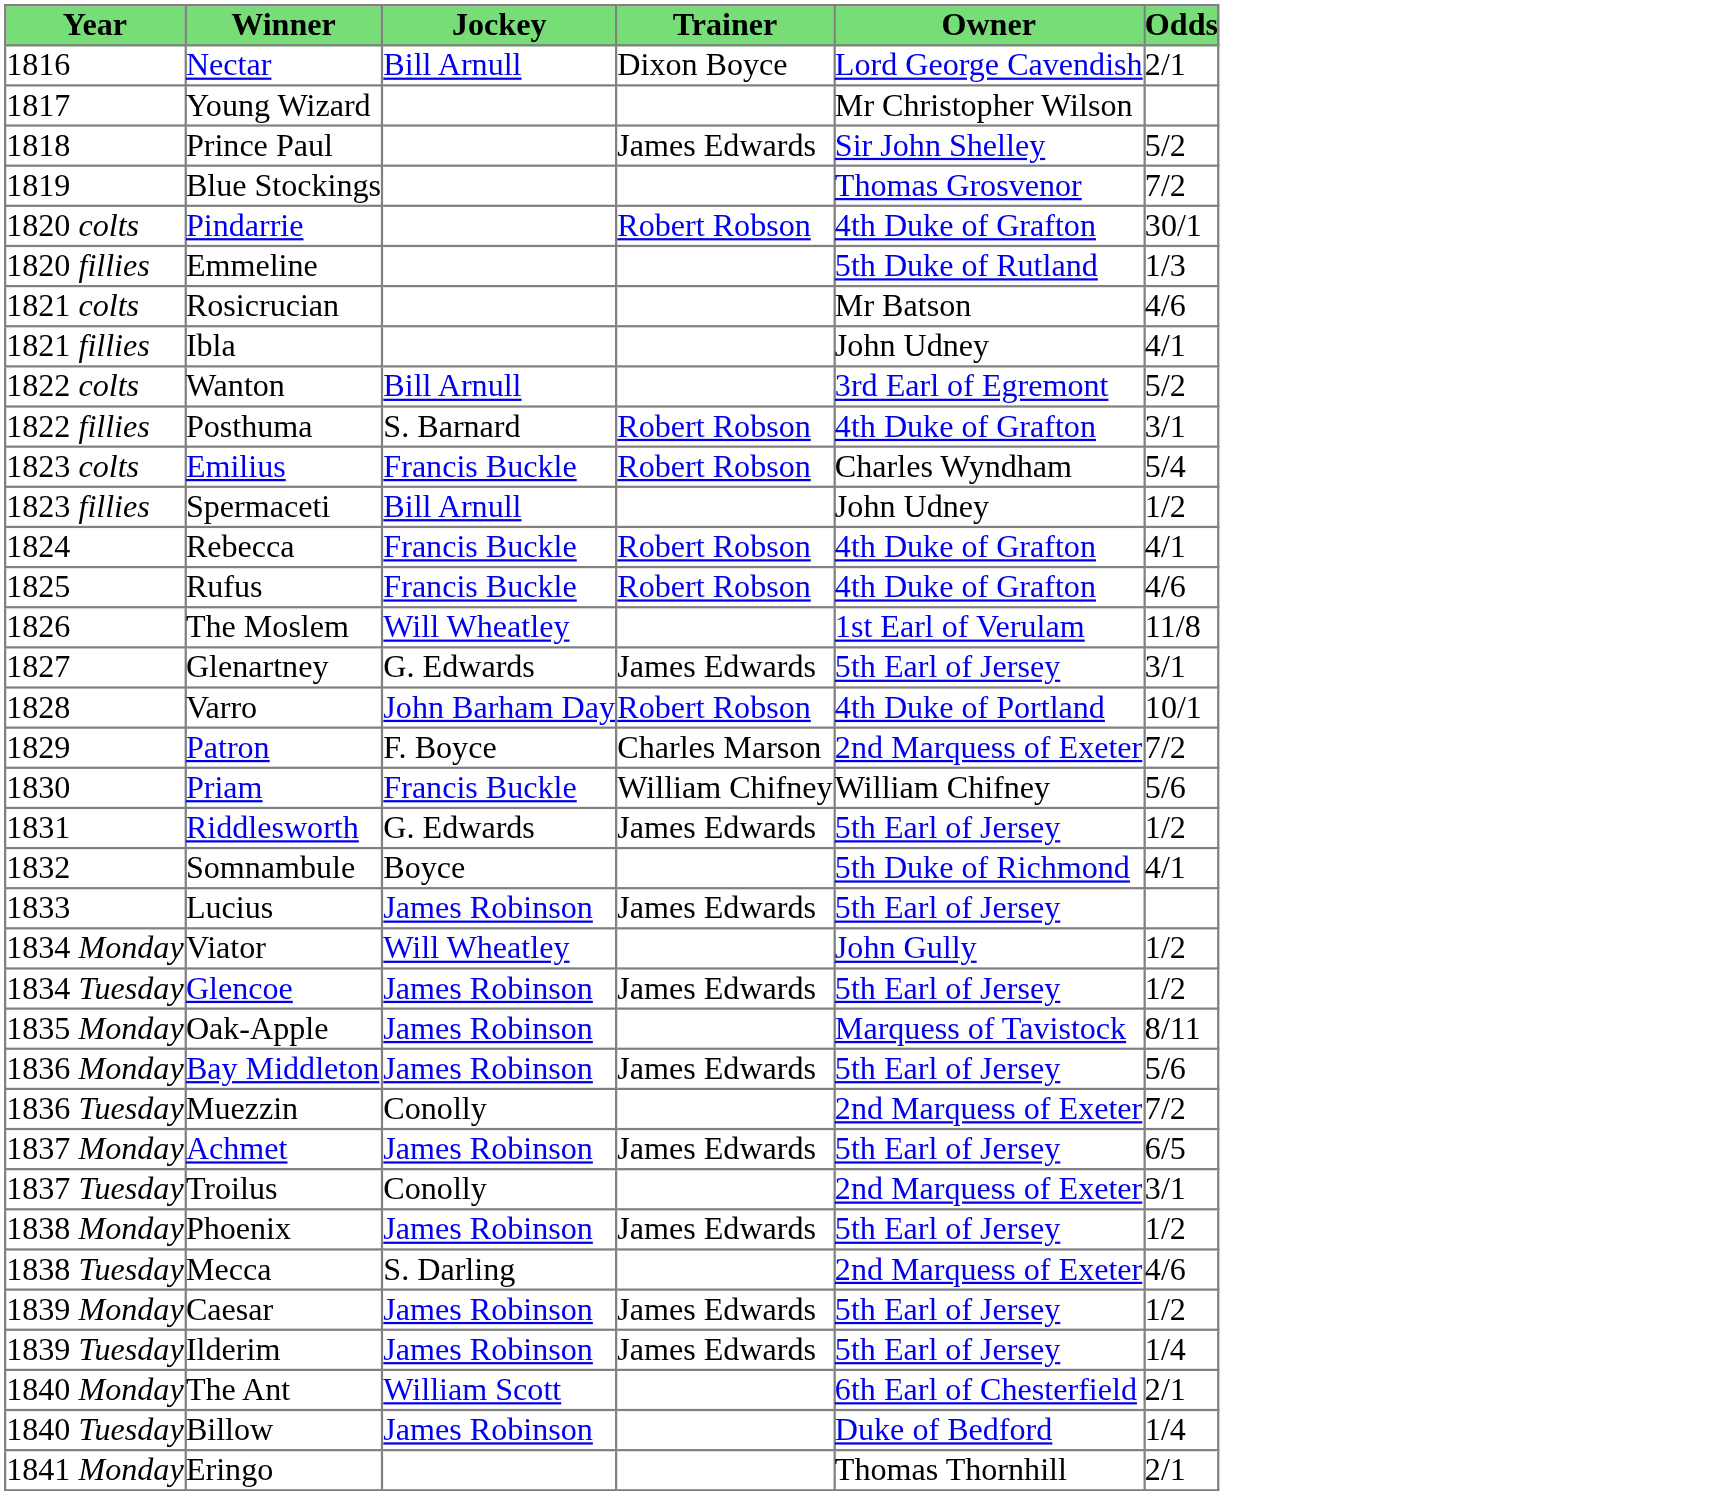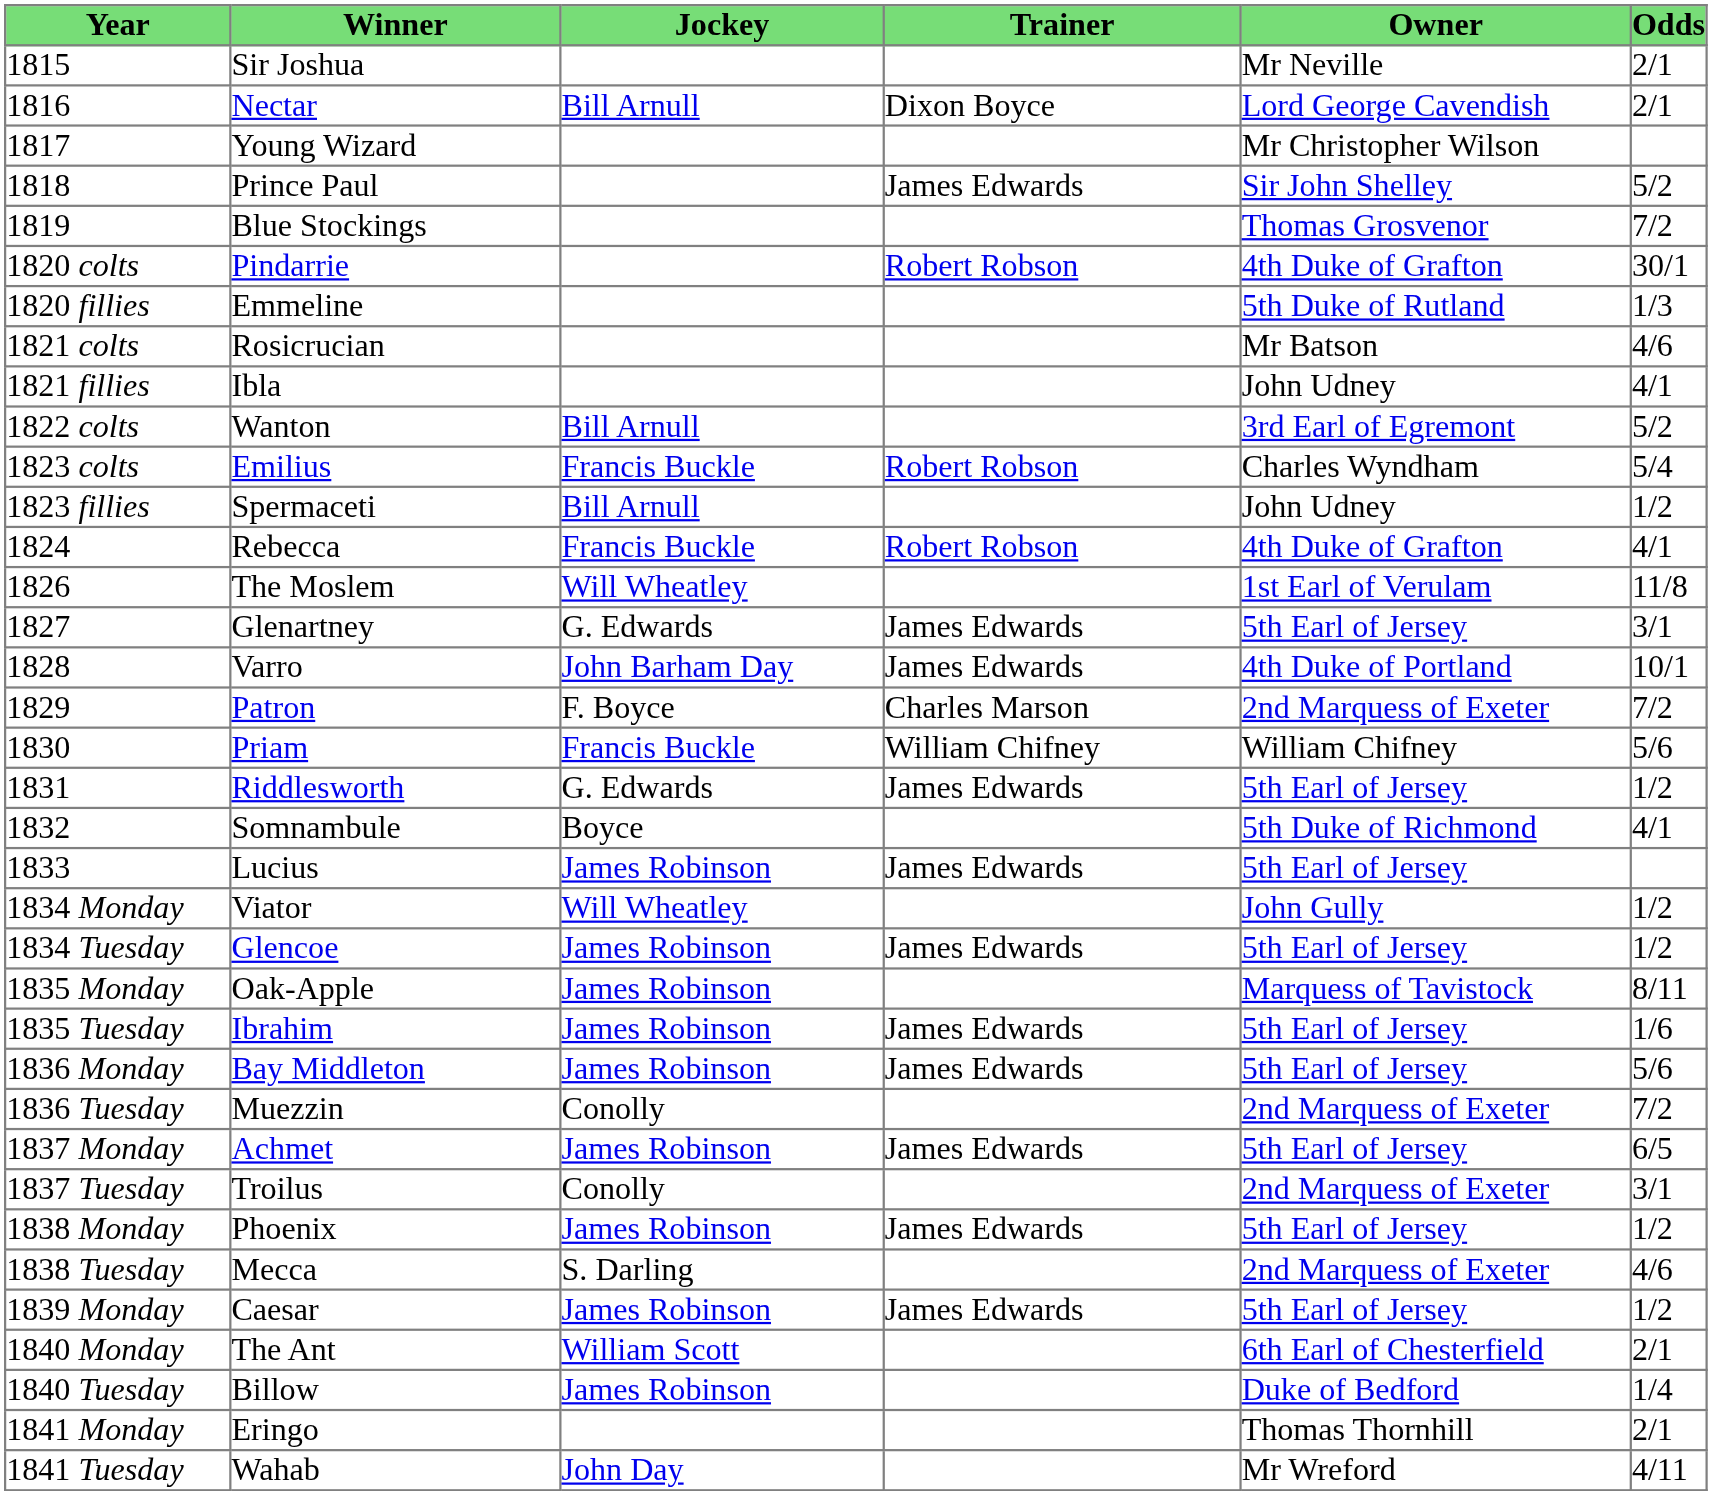+ row: (38, 64)
- row: (78, 425)
- row: (38, 586)
(714, 706) Robert Robson -> (984, 666) James Edwards
+ row: (95, 1028)
- row: (95, 1349)
+ row: (95, 1469)
